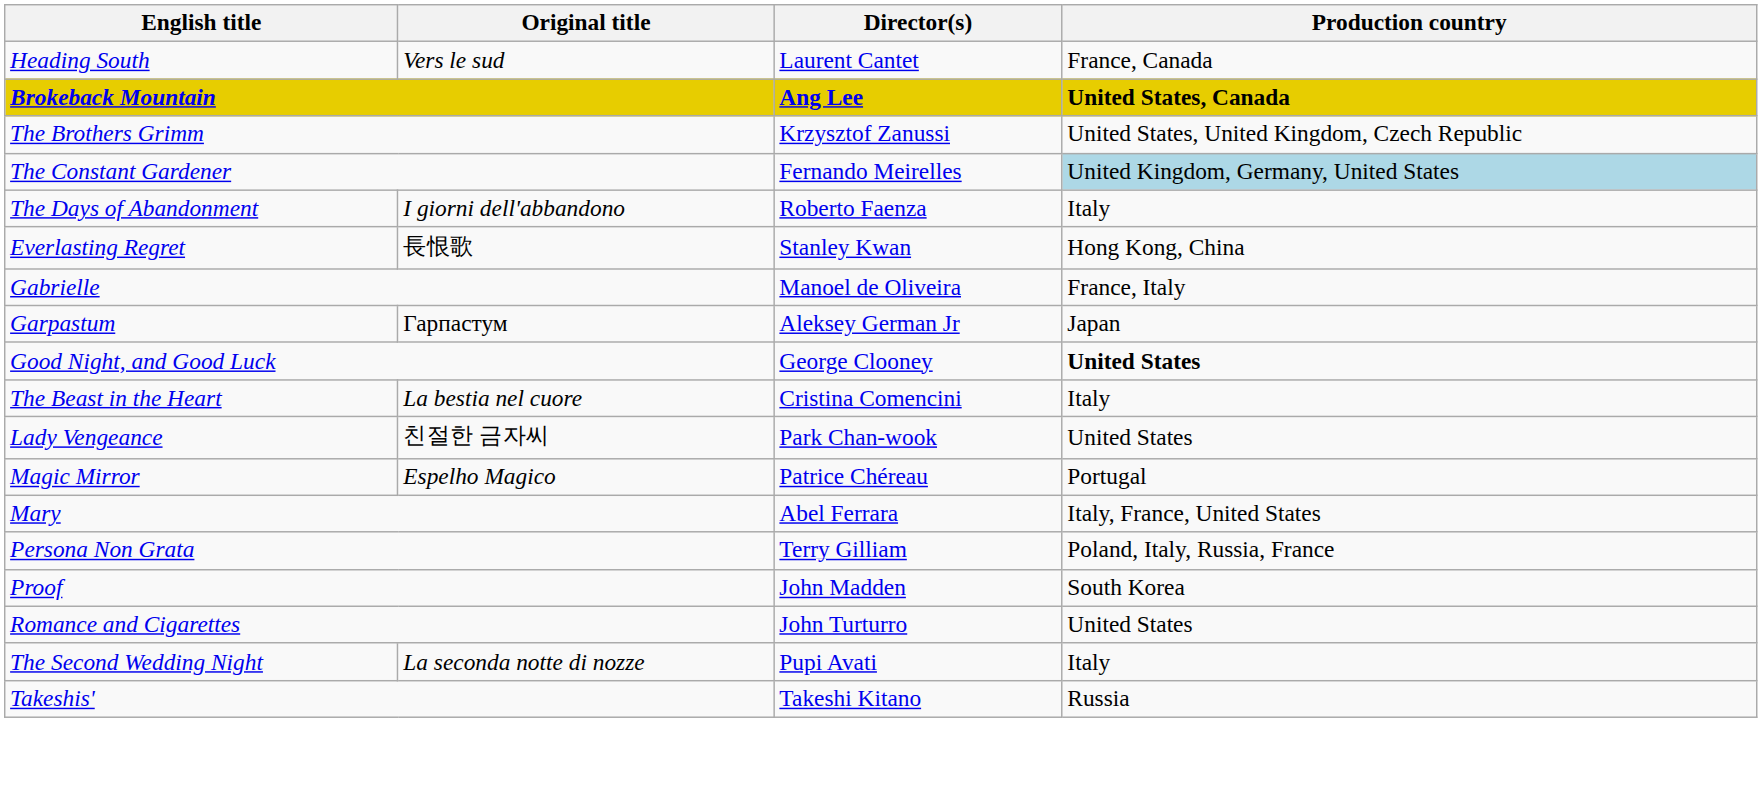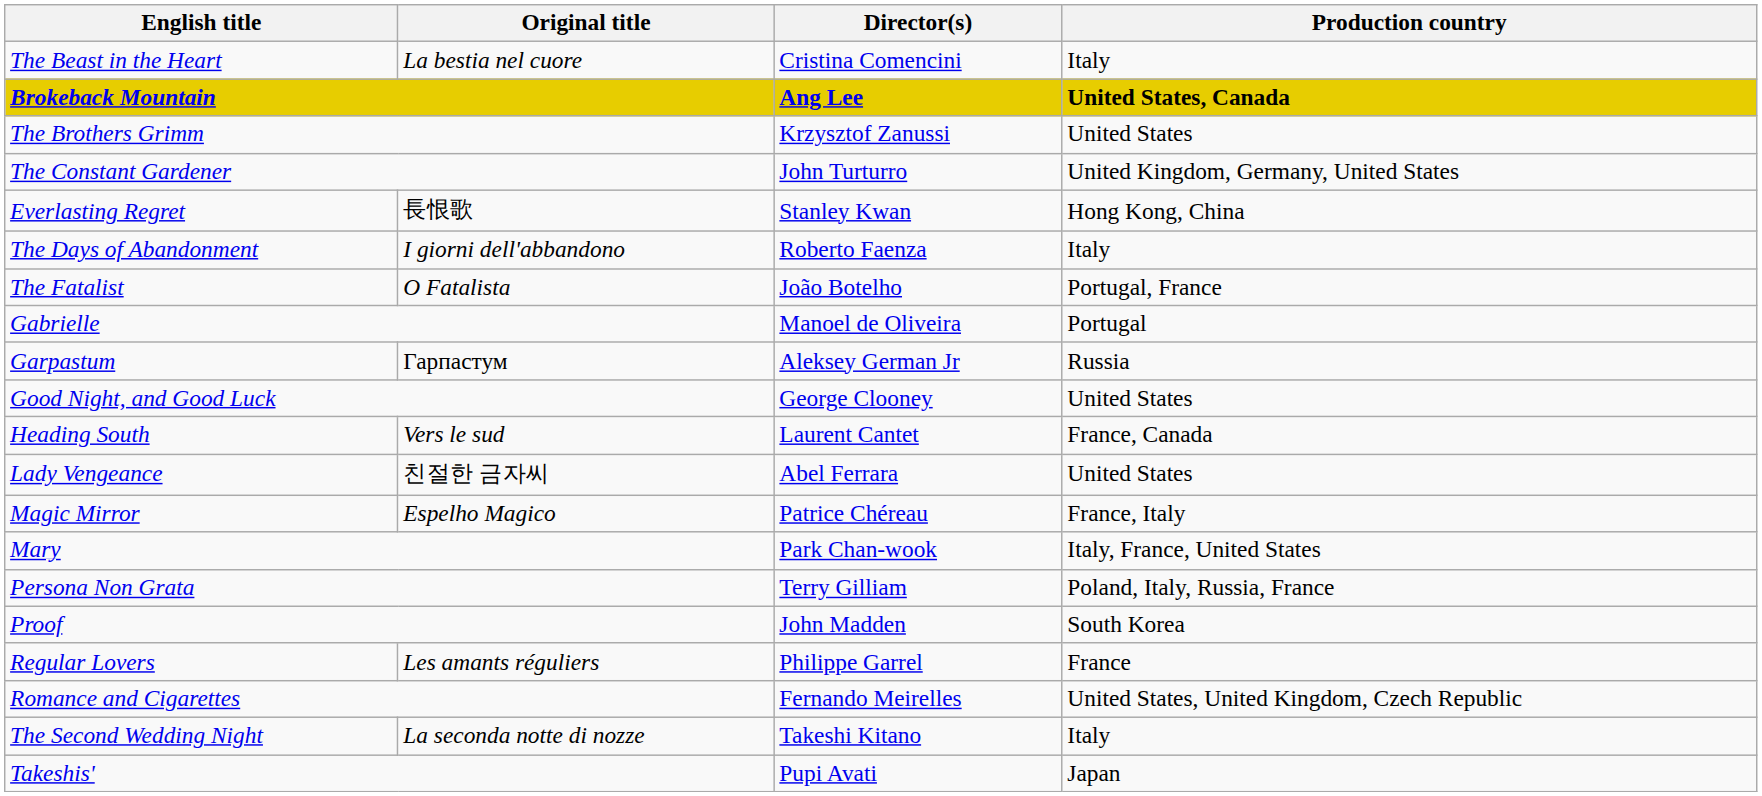rows swapped: (116, 397) <-> (80, 60)
(1295, 134) United States, United Kingdom, Czech Republic -> (1130, 134) United States
(871, 171) Fernando Meirelles -> (843, 171) John Turturro
(1263, 171) lightblue background -> (1263, 171) no background
rows swapped: (134, 208) <-> (98, 247)
+ row: (67, 286)
(1126, 286) France, Italy -> (1107, 323) Portugal
(1094, 323) Japan -> (1099, 360) Russia
(1134, 360) bold -> (1130, 397) normal
(858, 437) Park Chan-wook -> (839, 474) Abel Ferrara
(1107, 476) Portugal -> (1126, 513) France, Italy
(839, 513) Abel Ferrara -> (858, 550) Park Chan-wook
+ row: (82, 661)
(843, 624) John Turturro -> (871, 698) Fernando Meirelles
(1130, 624) United States -> (1295, 698) United States, United Kingdom, Czech Republic
(828, 661) Pupi Avati -> (850, 735) Takeshi Kitano
(850, 698) Takeshi Kitano -> (828, 772) Pupi Avati
(1099, 698) Russia -> (1094, 772) Japan
